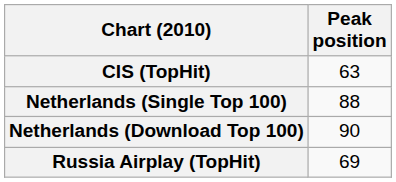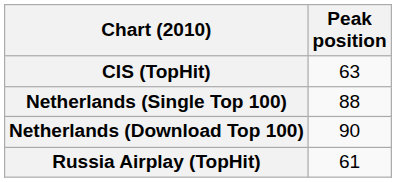(350, 161) 69 -> (350, 161) 61
